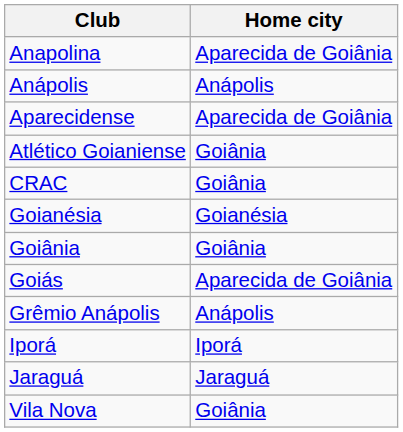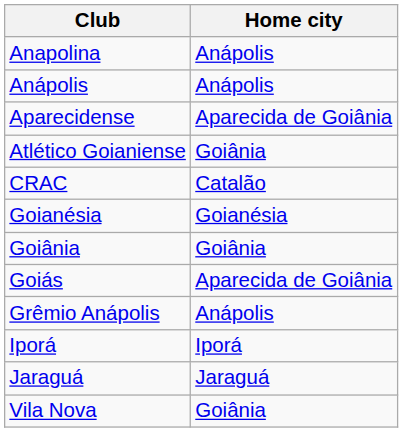(294, 53) Aparecida de Goiânia -> (235, 53) Anápolis
(231, 183) Goiânia -> (231, 183) Catalão
